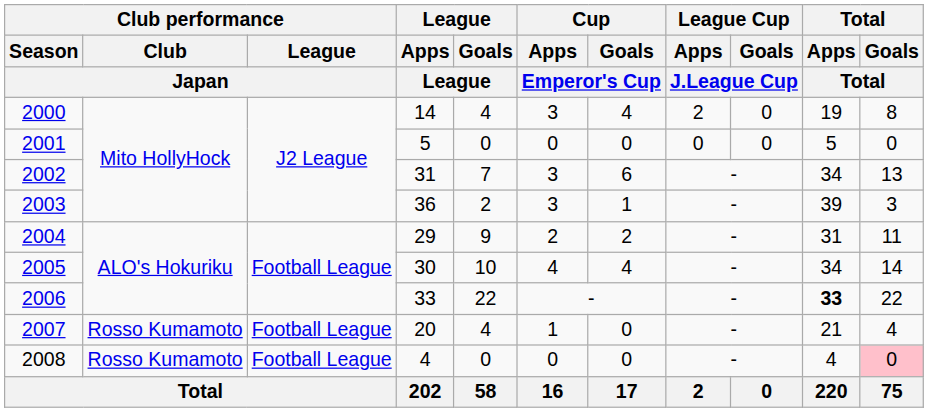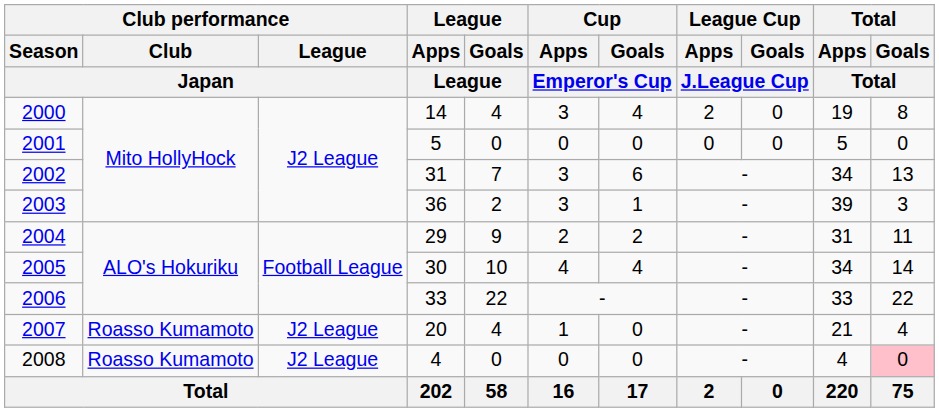(831, 298) bold -> (842, 298) normal
(165, 329) Rosso Kumamoto -> (171, 329) Roasso Kumamoto
(322, 329) Football League -> (333, 329) J2 League
(165, 360) Rosso Kumamoto -> (171, 360) Roasso Kumamoto
(322, 360) Football League -> (333, 360) J2 League
